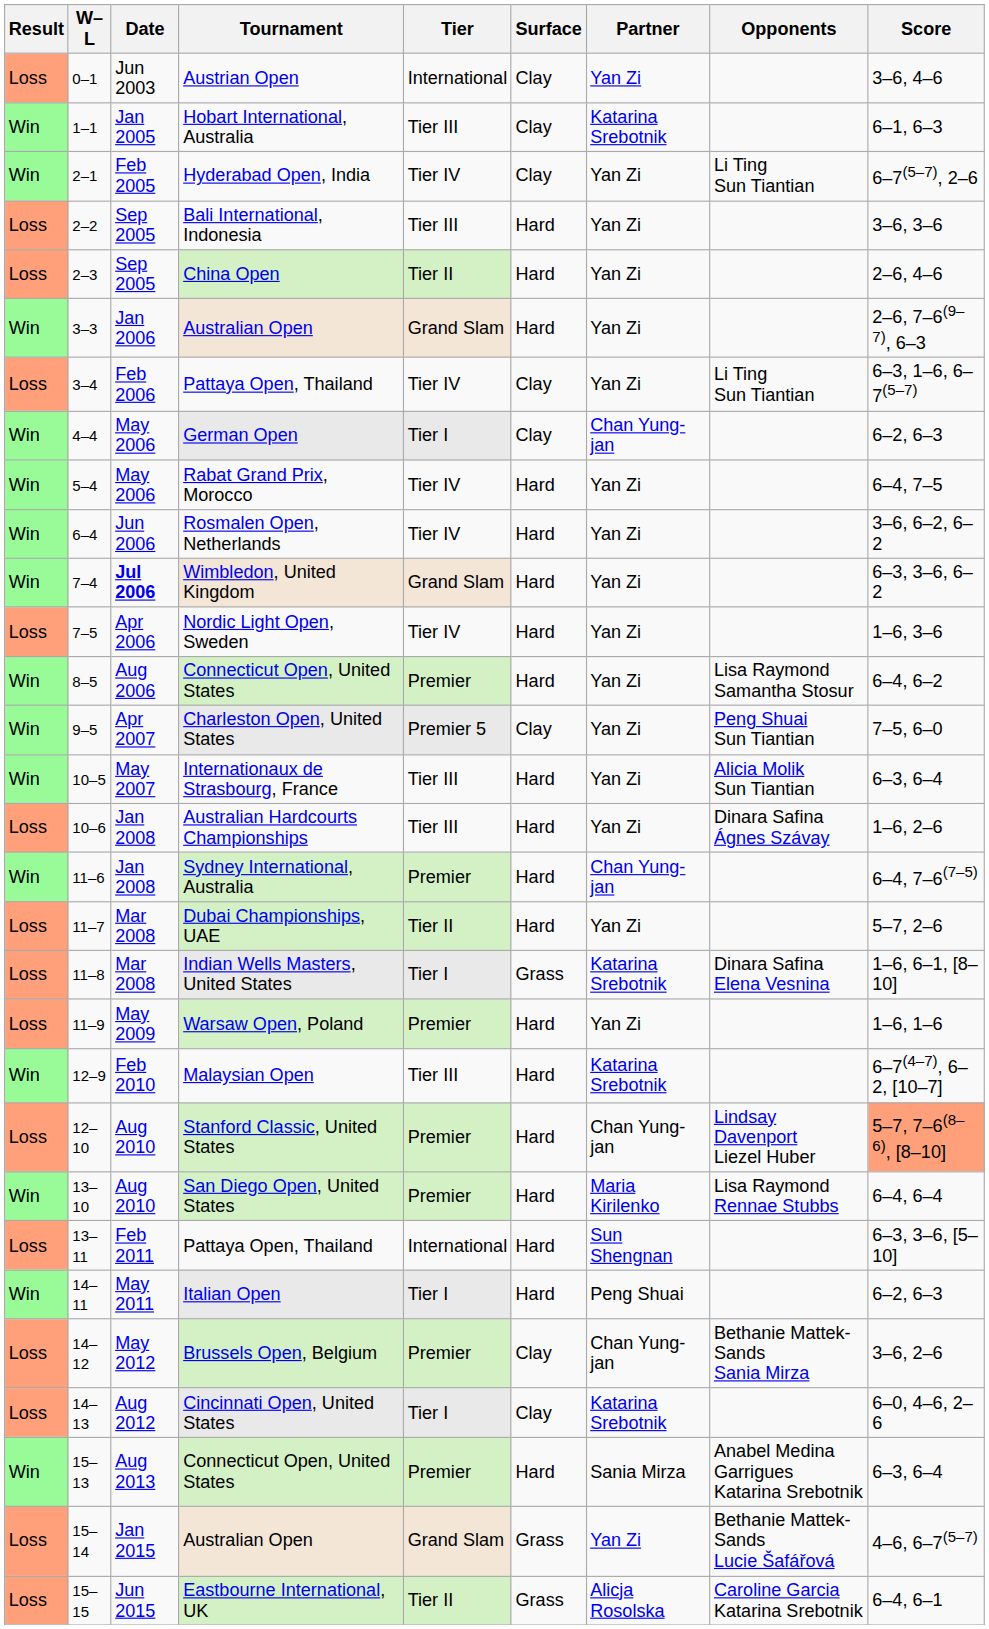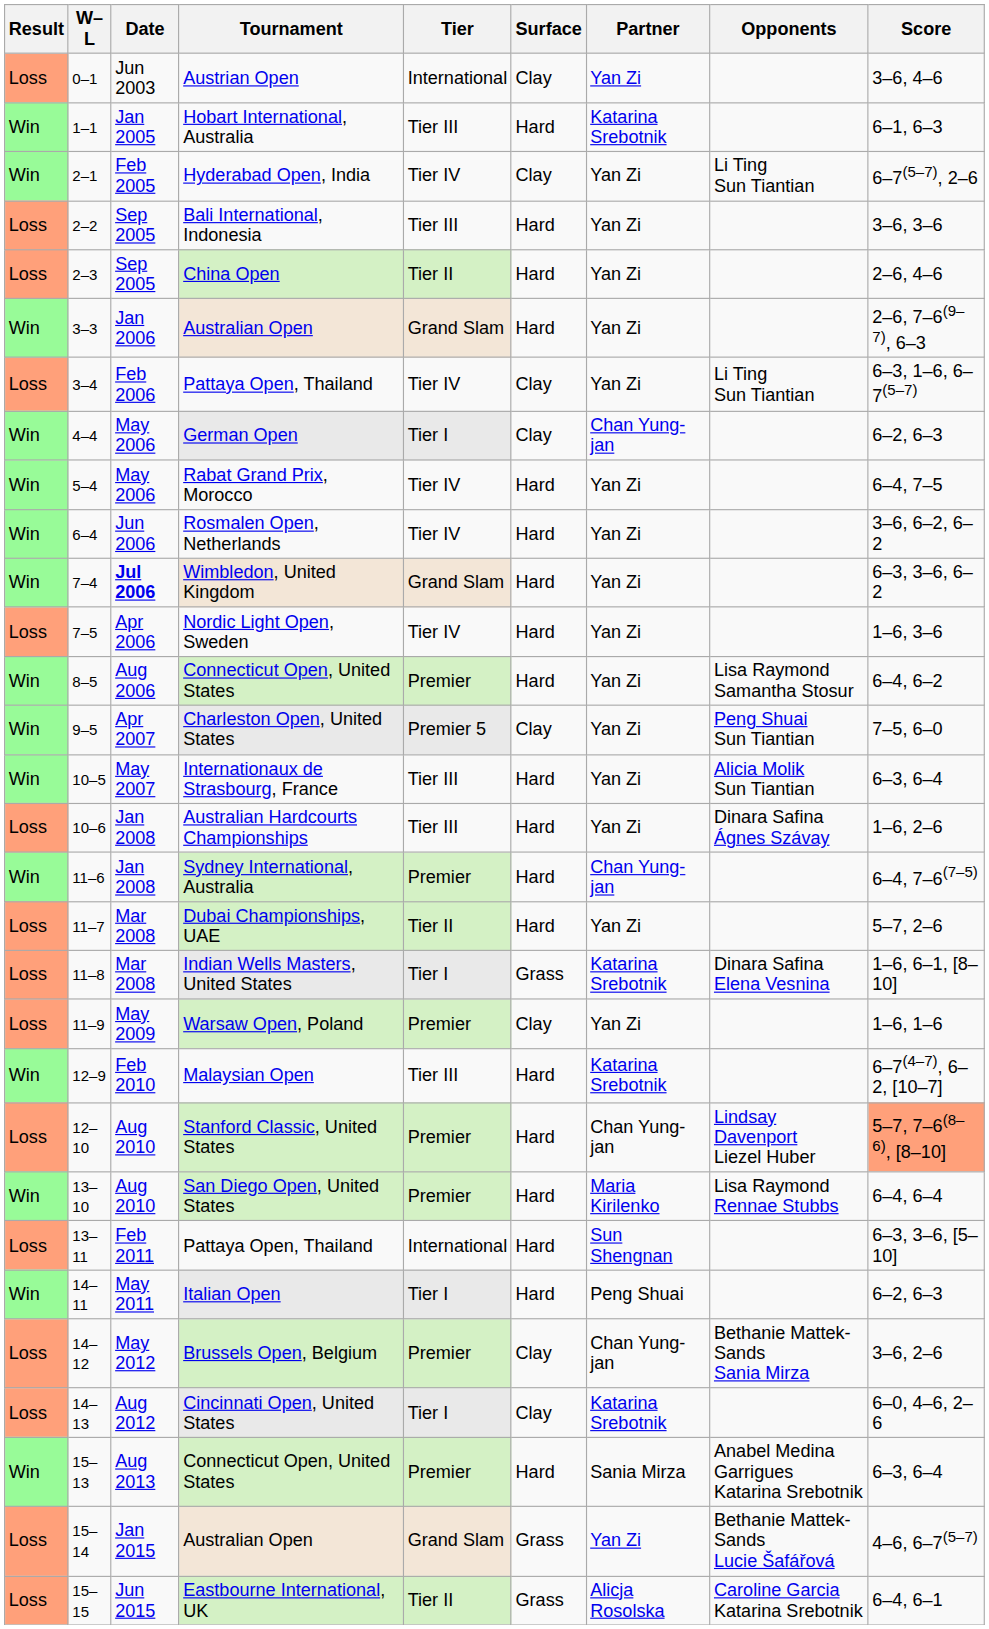(534, 127) Clay -> (535, 127) Hard
(535, 1023) Hard -> (534, 1023) Clay
